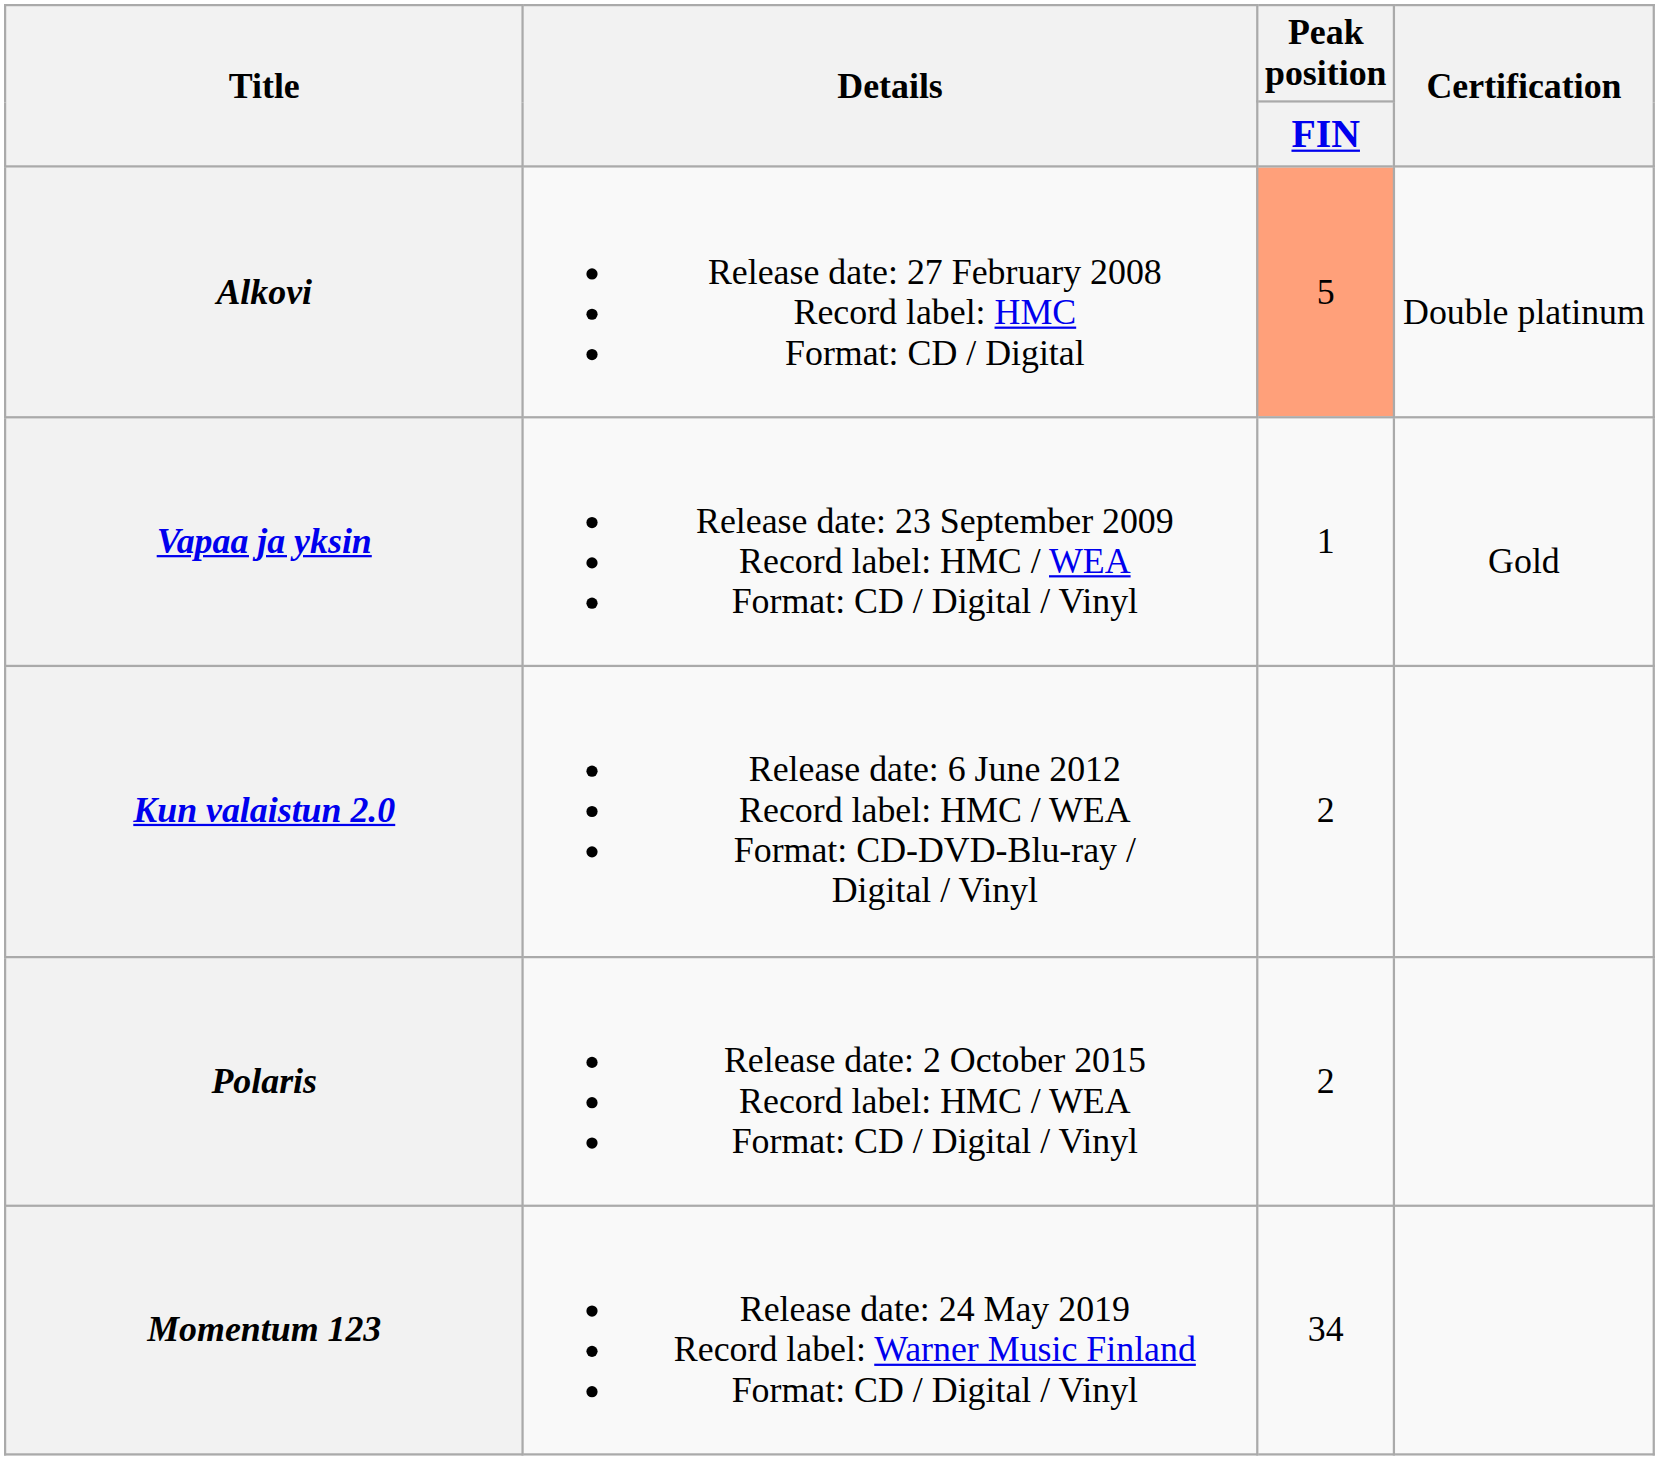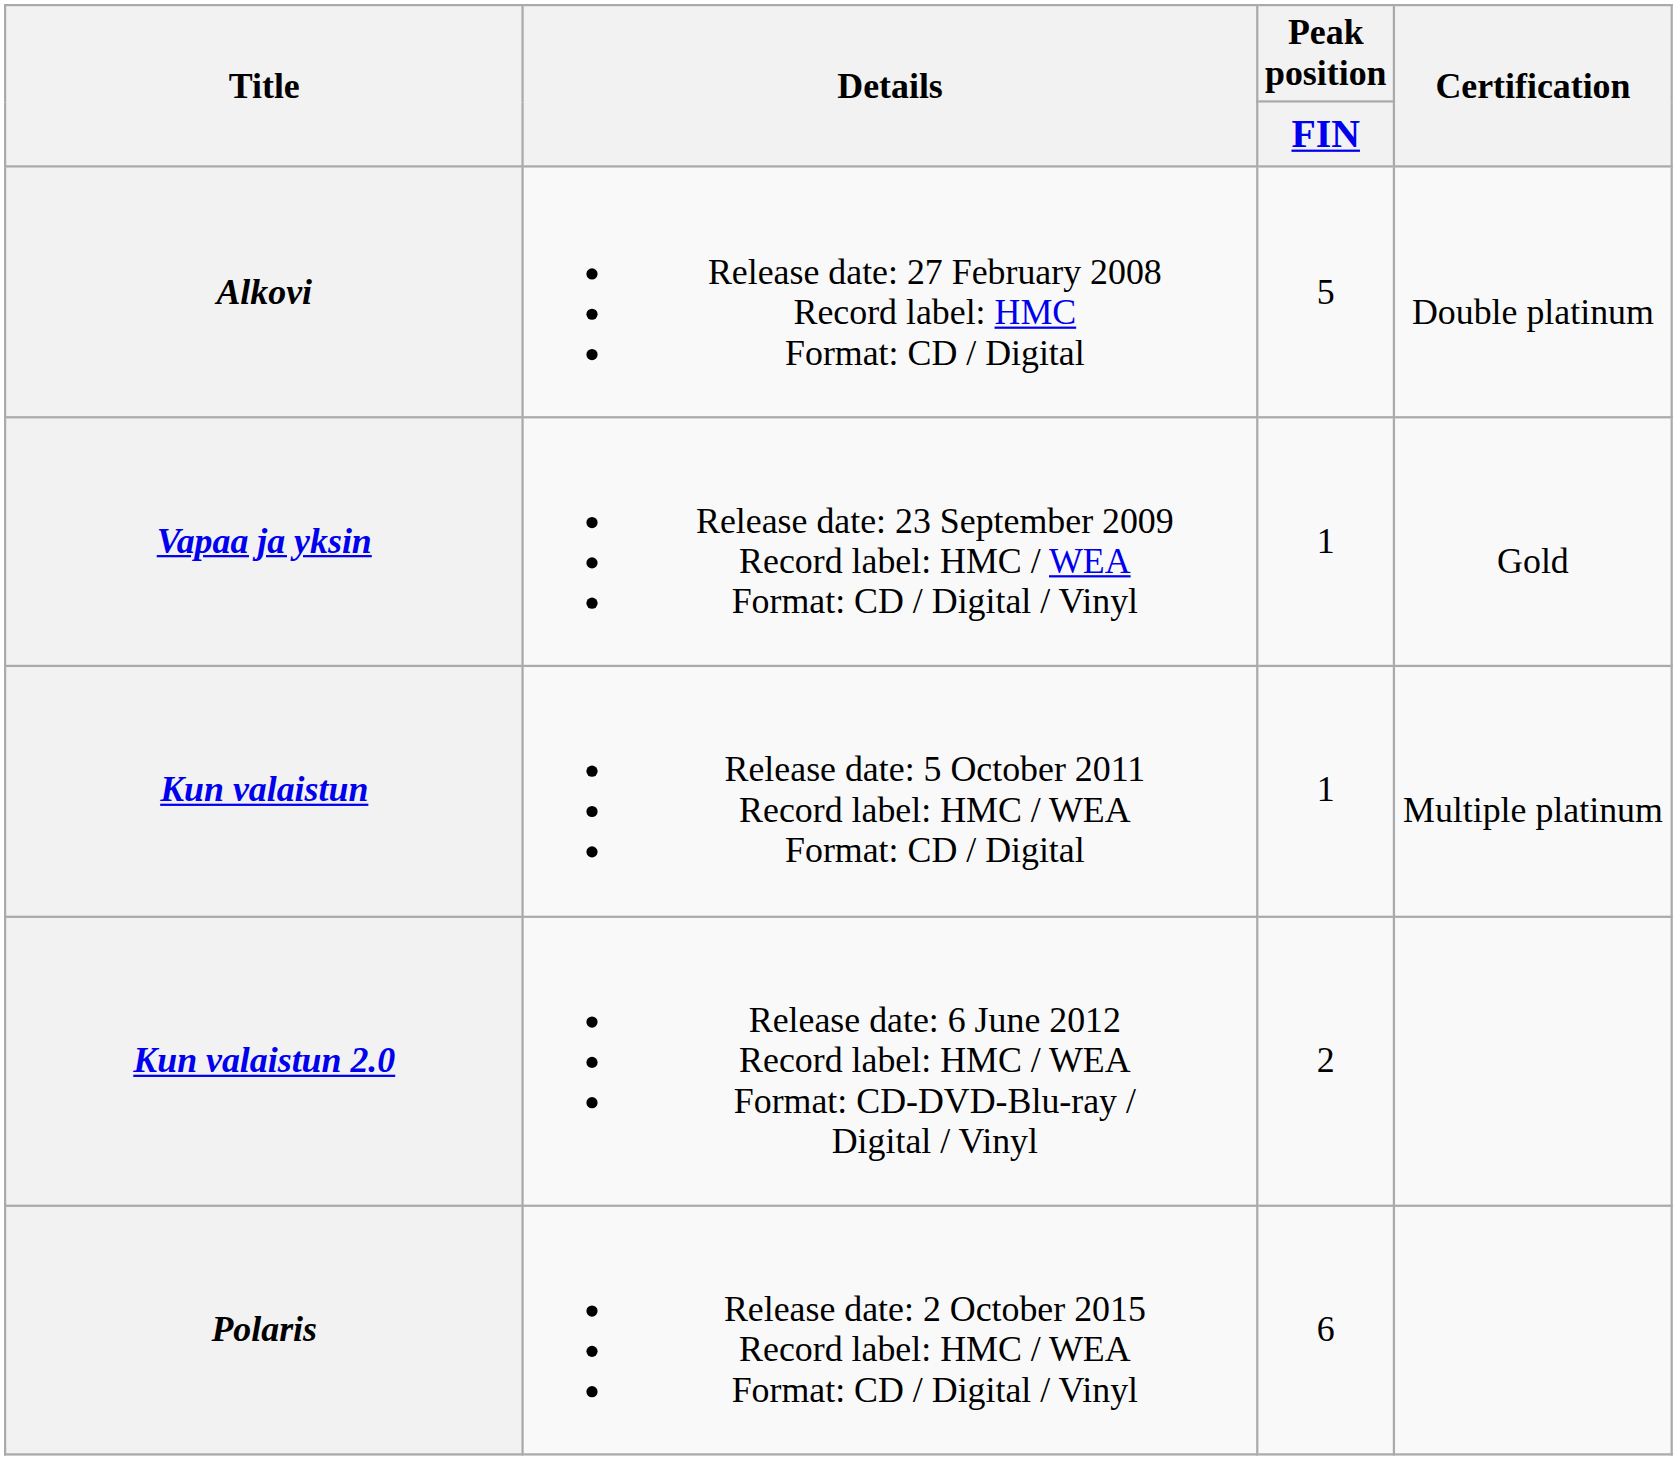(1326, 291) lightsalmon background -> (1326, 291) no background
+ row: (264, 790)
(1326, 1080) 2 -> (1326, 1329) 6
- row: (264, 1329)
